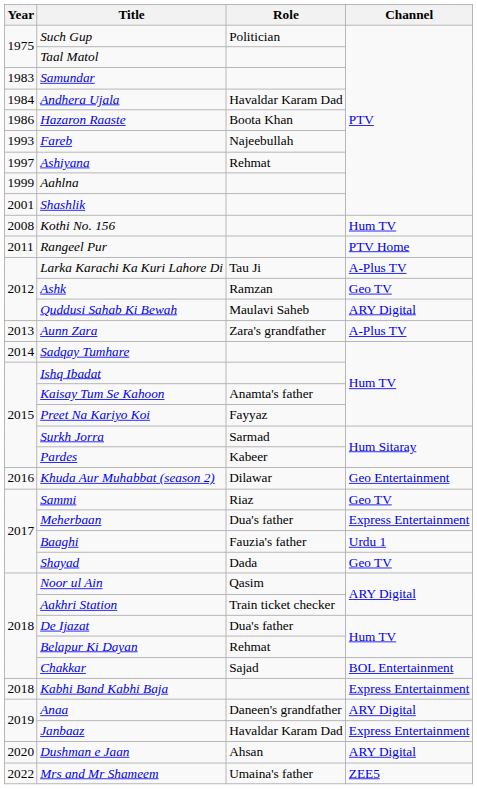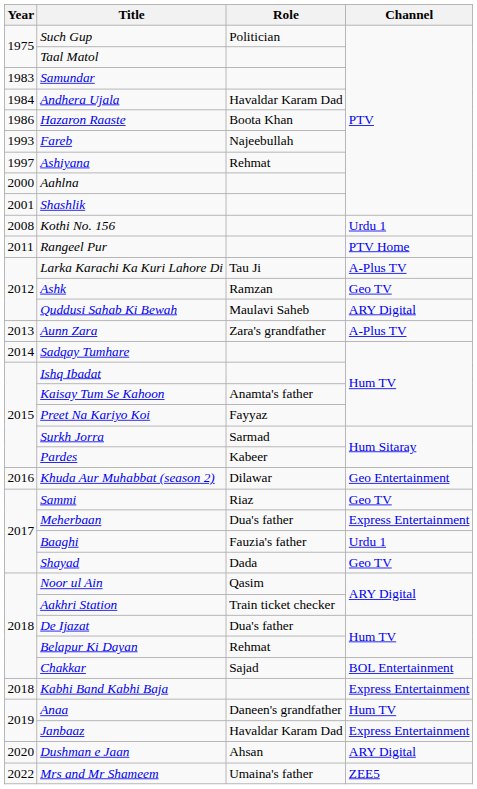(21, 183) 1999 -> (21, 183) 2000
(373, 225) Hum TV -> (367, 225) Urdu 1
(382, 710) ARY Digital -> (373, 710) Hum TV
